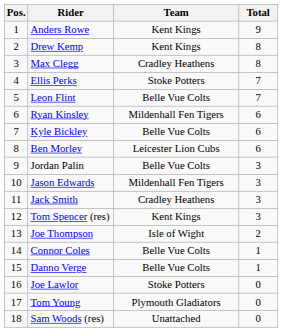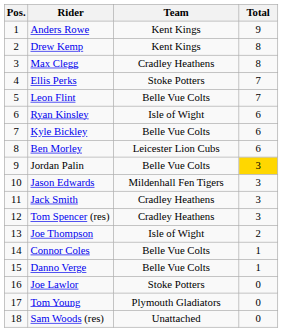(176, 115) Mildenhall Fen Tigers -> (176, 115) Isle of Wight
(258, 166) no background -> (258, 166) gold background
(176, 217) Kent Kings -> (176, 217) Cradley Heathens
